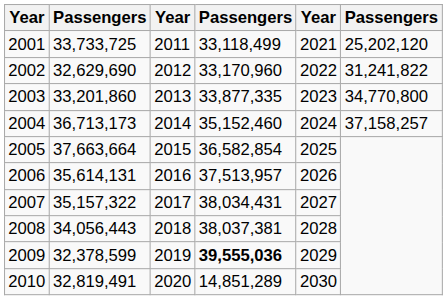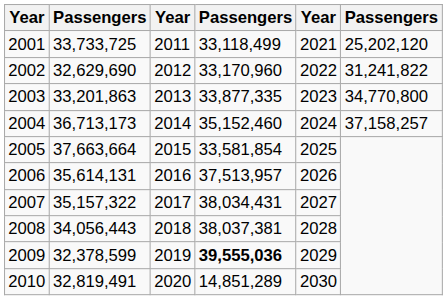(95, 96) 33,201,860 -> (95, 96) 33,201,863
(240, 149) 36,582,854 -> (240, 149) 33,581,854
